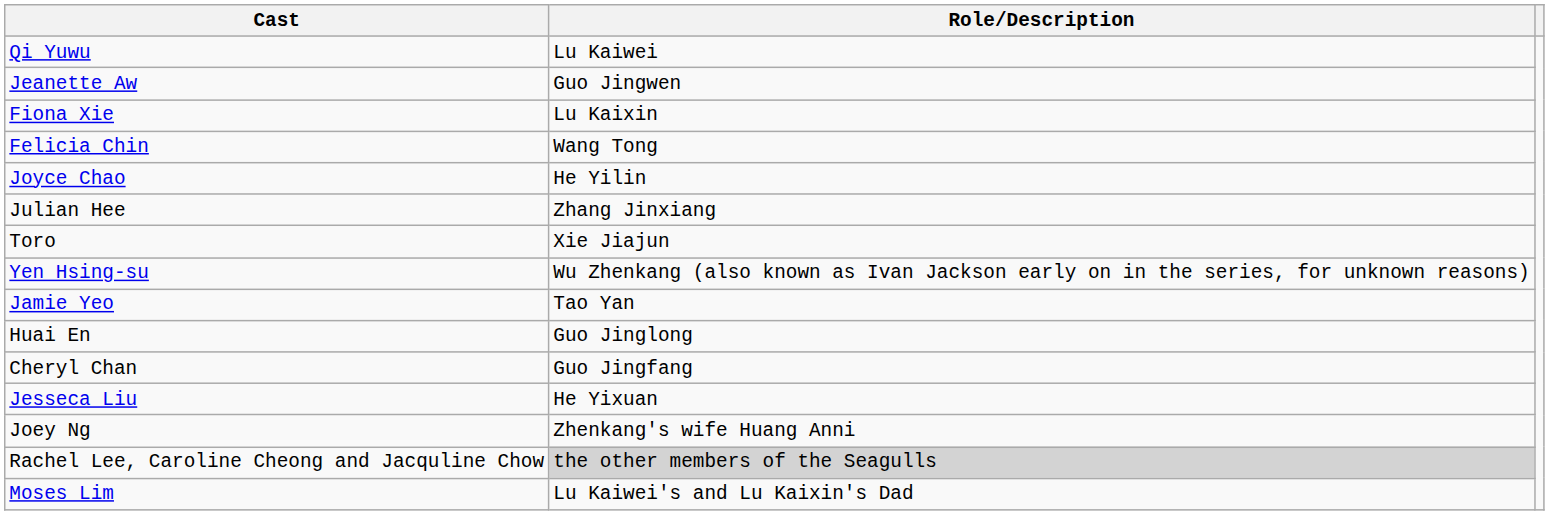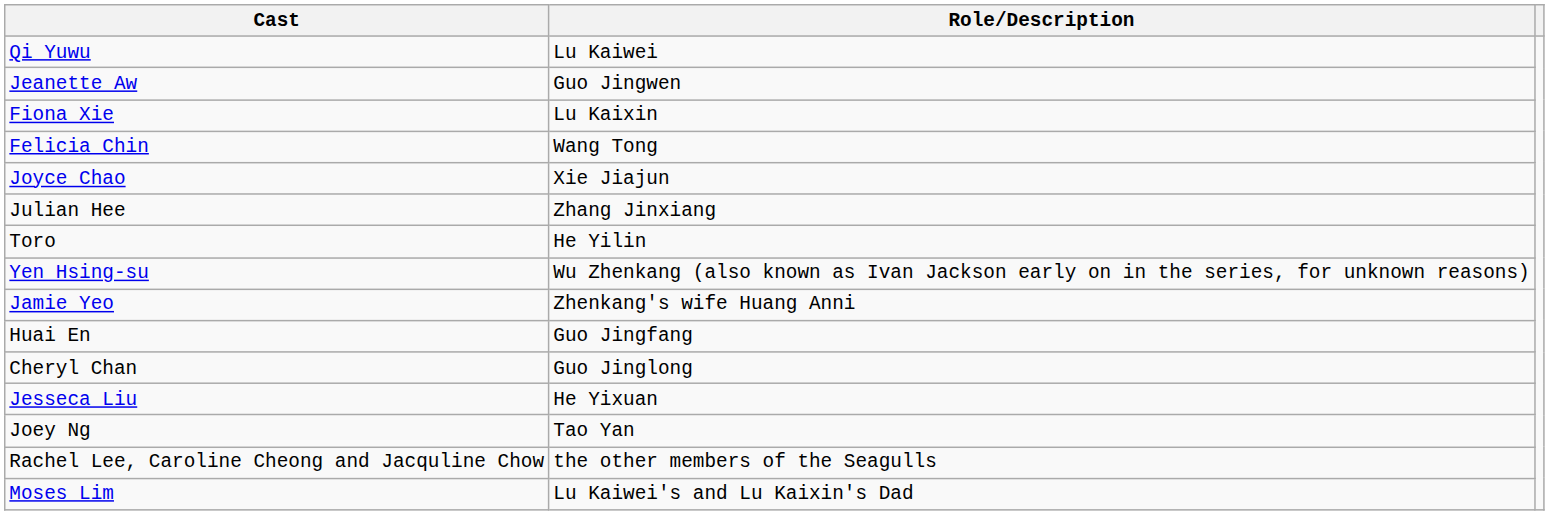(600, 178) He Yilin -> (611, 178) Xie Jiajun
(611, 242) Xie Jiajun -> (600, 242) He Yilin
(594, 305) Tao Yan -> (704, 305) Zhenkang's wife Huang Anni
(623, 336) Guo Jinglong -> (623, 336) Guo Jingfang
(623, 368) Guo Jingfang -> (623, 368) Guo Jinglong
(704, 431) Zhenkang's wife Huang Anni -> (594, 431) Tao Yan
(745, 463) lightgrey background -> (745, 463) no background
